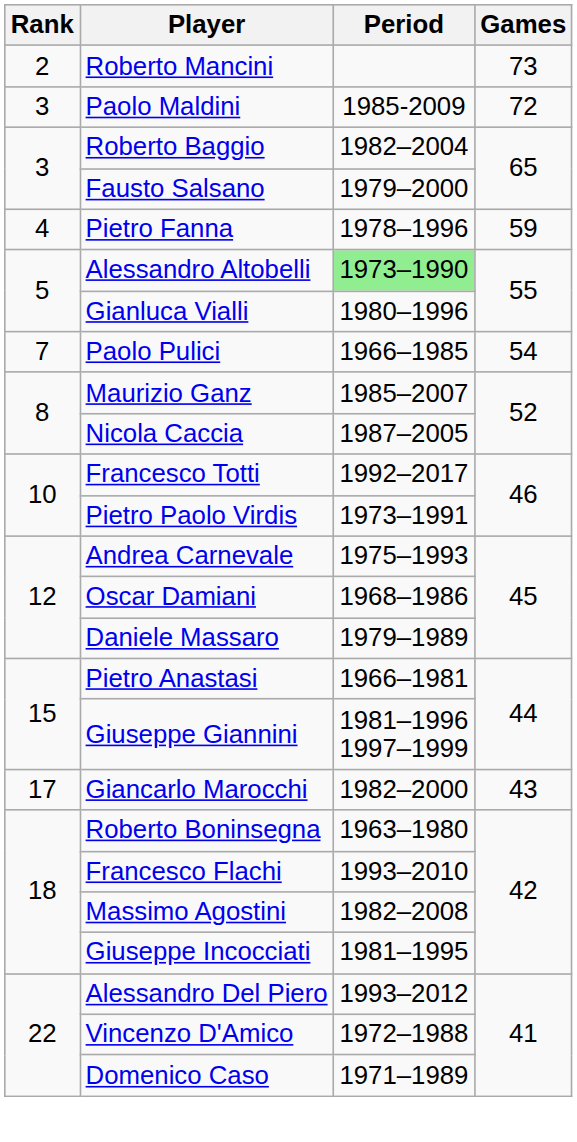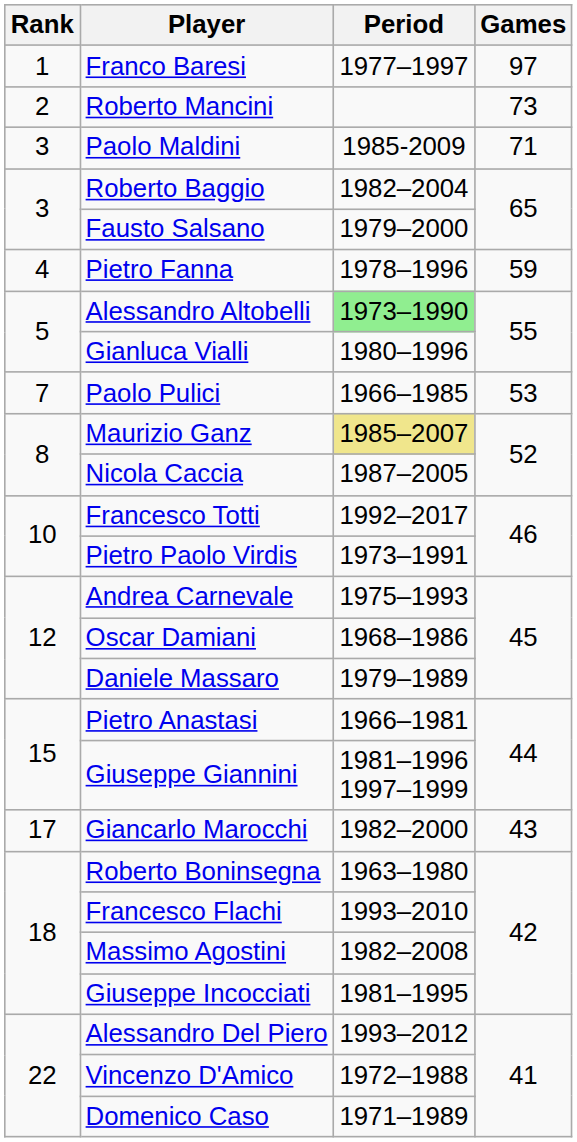+ row: (166, 65)
(523, 106) 72 -> (523, 147) 71
(523, 351) 54 -> (523, 392) 53
(404, 392) no background -> (404, 433) khaki background
